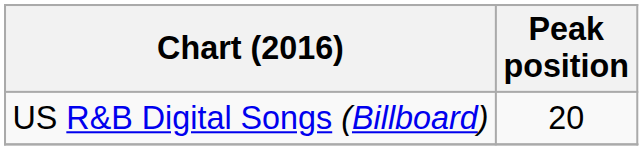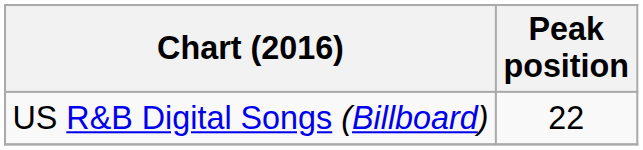(566, 117) 20 -> (566, 117) 22
